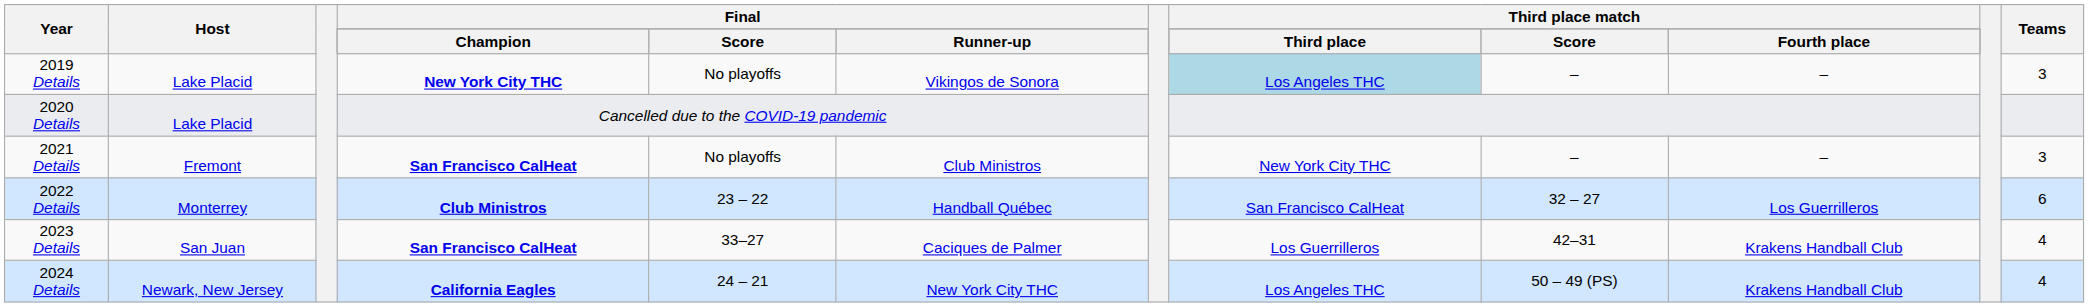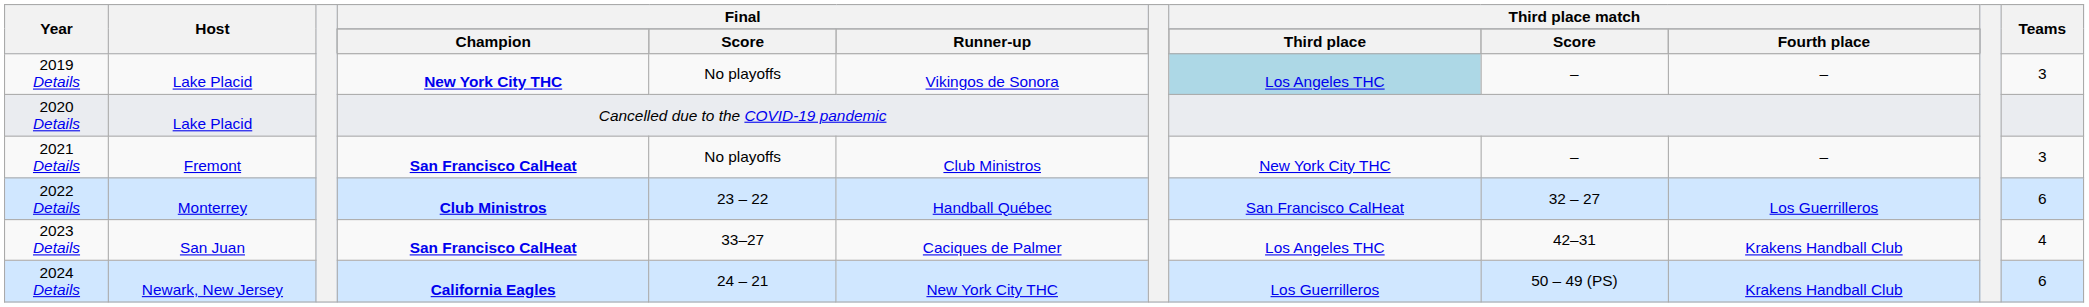(1325, 249) Los Guerrilleros -> (1325, 249) Los Angeles THC
(1325, 290) Los Angeles THC -> (1325, 290) Los Guerrilleros
(2042, 282) 4 -> (2042, 282) 6
